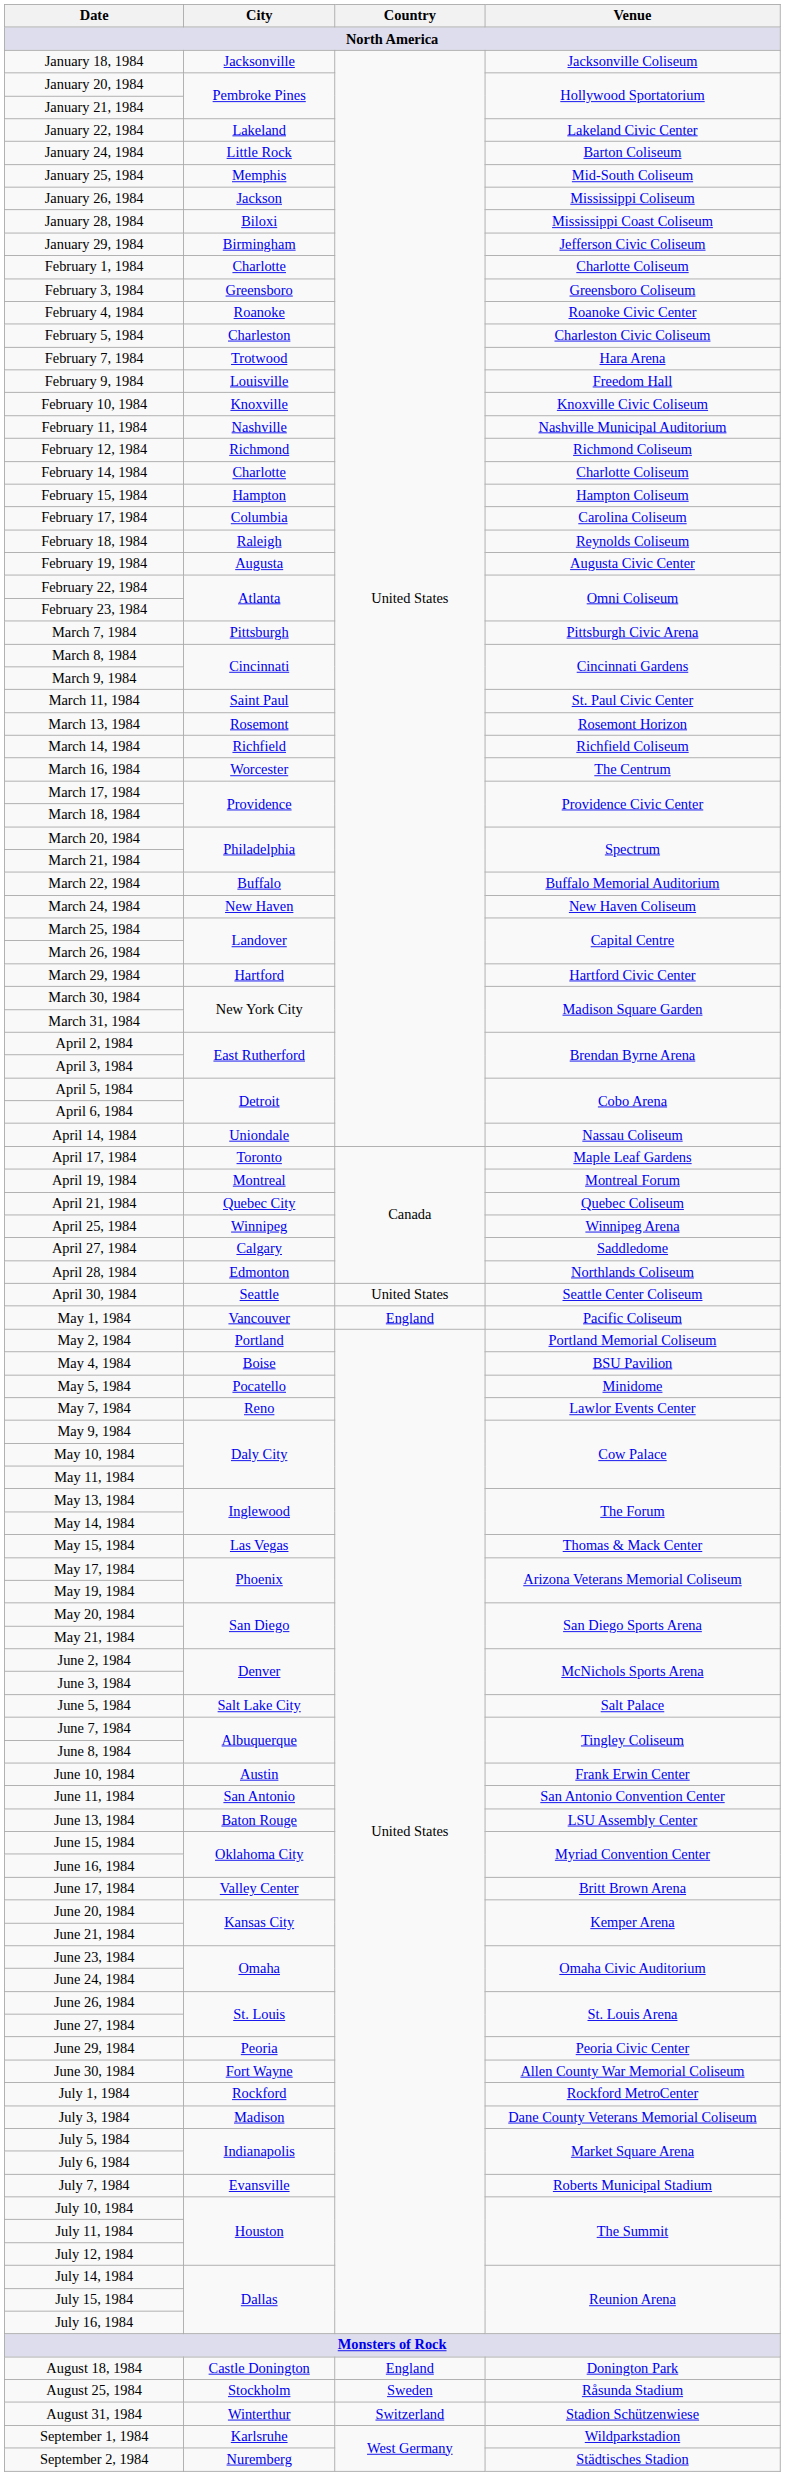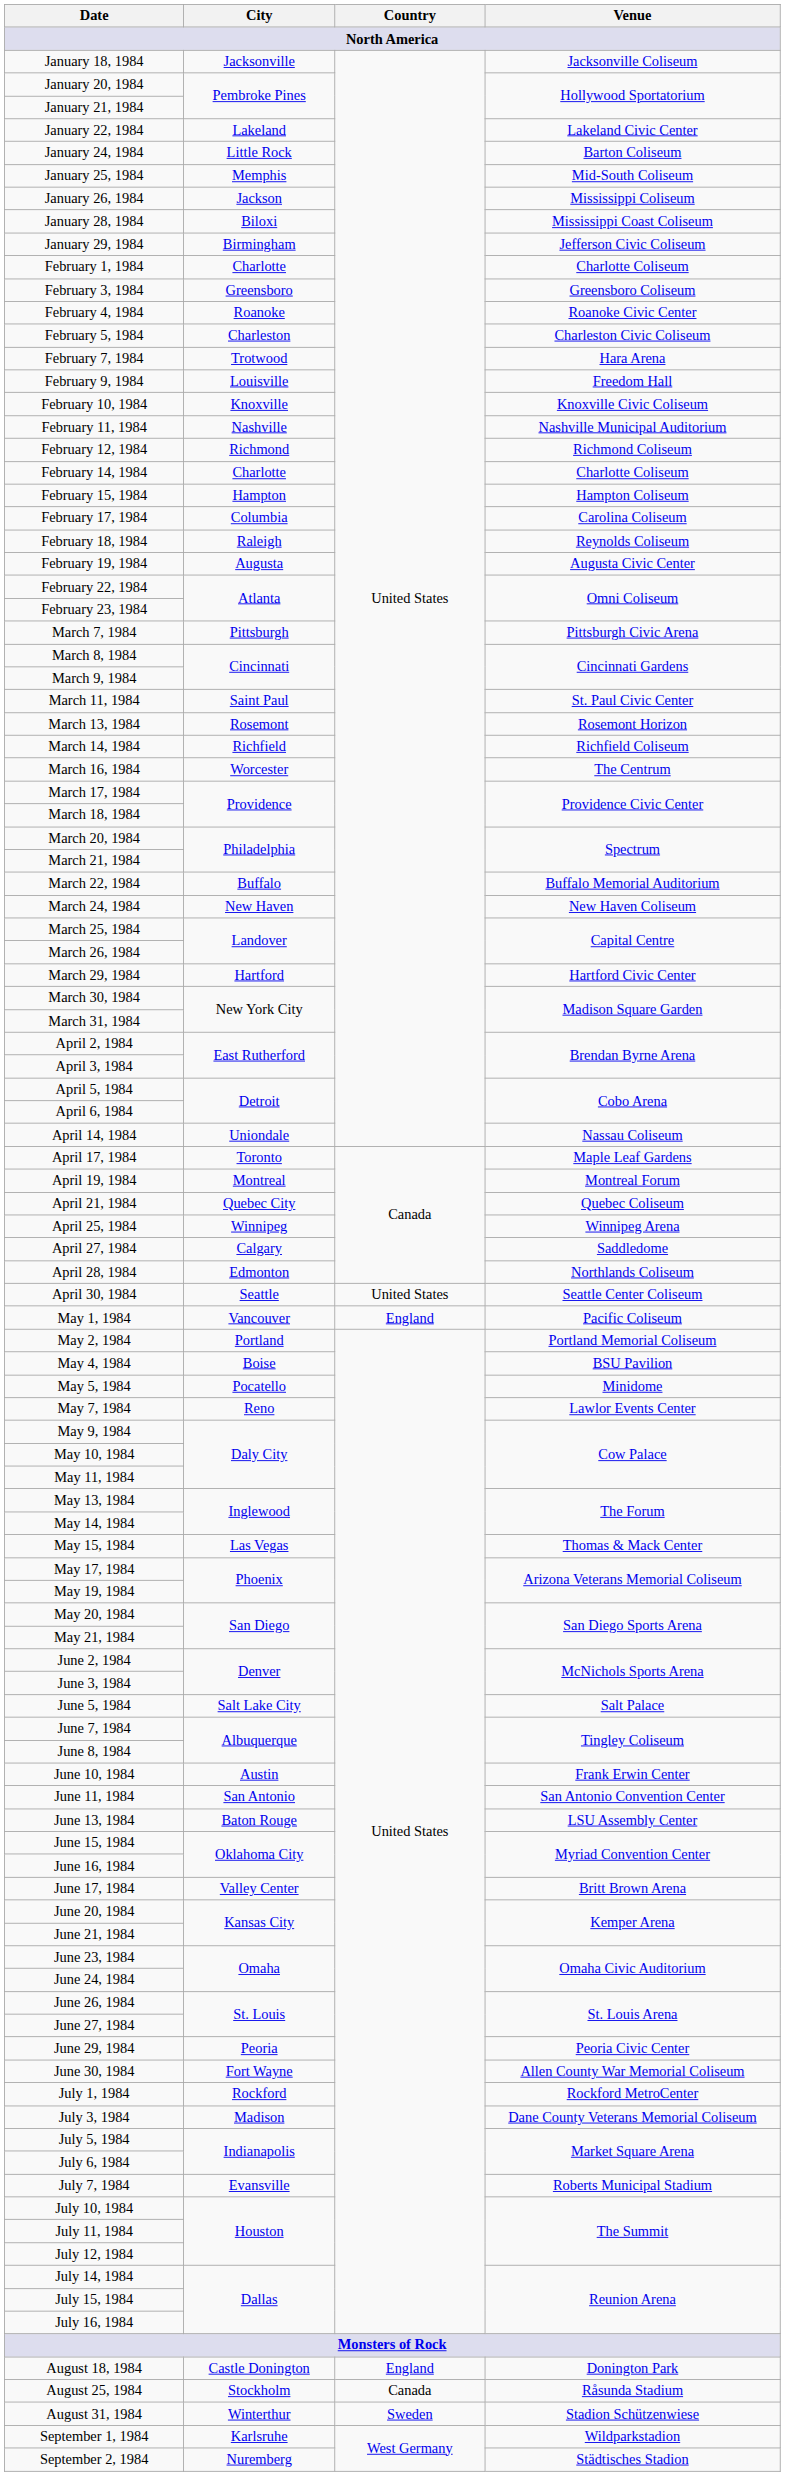(410, 2391) Sweden -> (410, 2391) Canada
(410, 2413) Switzerland -> (410, 2413) Sweden
